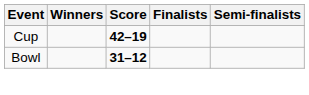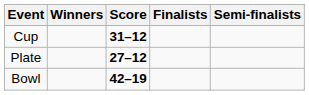(128, 36) 42–19 -> (128, 36) 31–12
+ row: (26, 57)
(128, 57) 31–12 -> (128, 79) 42–19
